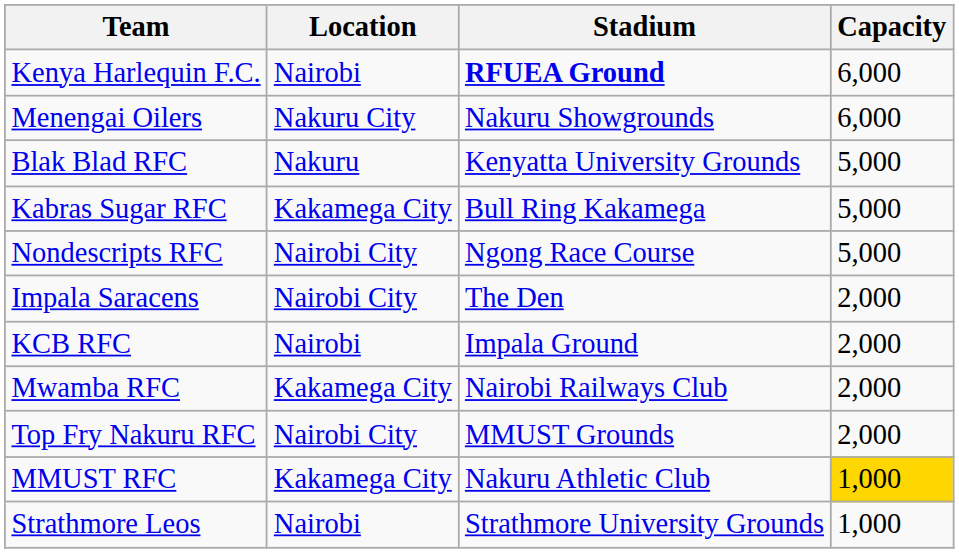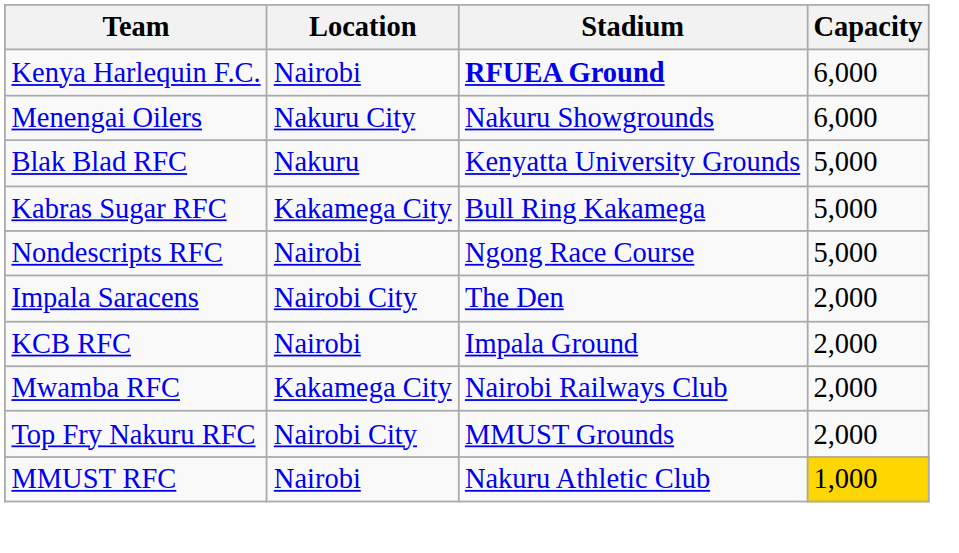(345, 252) Nairobi City -> (317, 252) Nairobi
(363, 478) Kakamega City -> (317, 478) Nairobi
- row: (106, 523)
